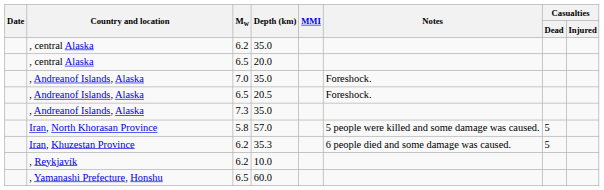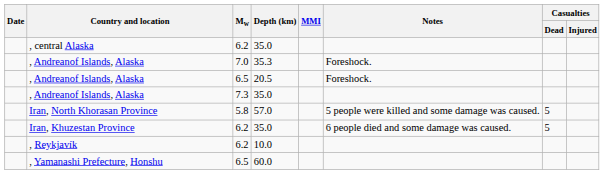- row: (61, 62)
(263, 78) 35.0 -> (263, 62) 35.3
(263, 144) 35.3 -> (263, 128) 35.0
